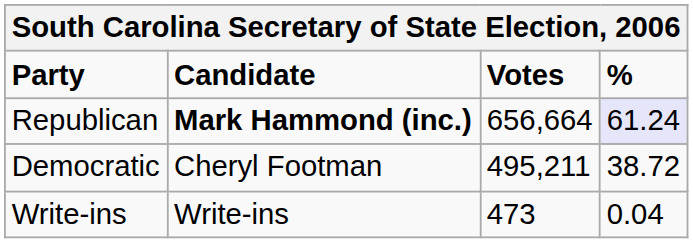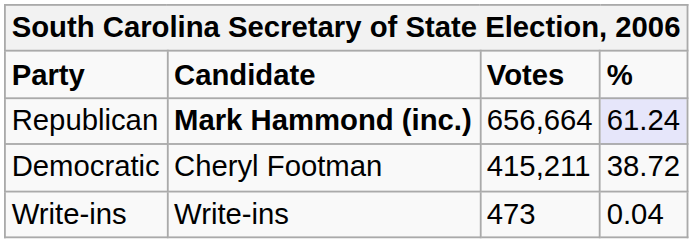(539, 167) 495,211 -> (539, 167) 415,211
